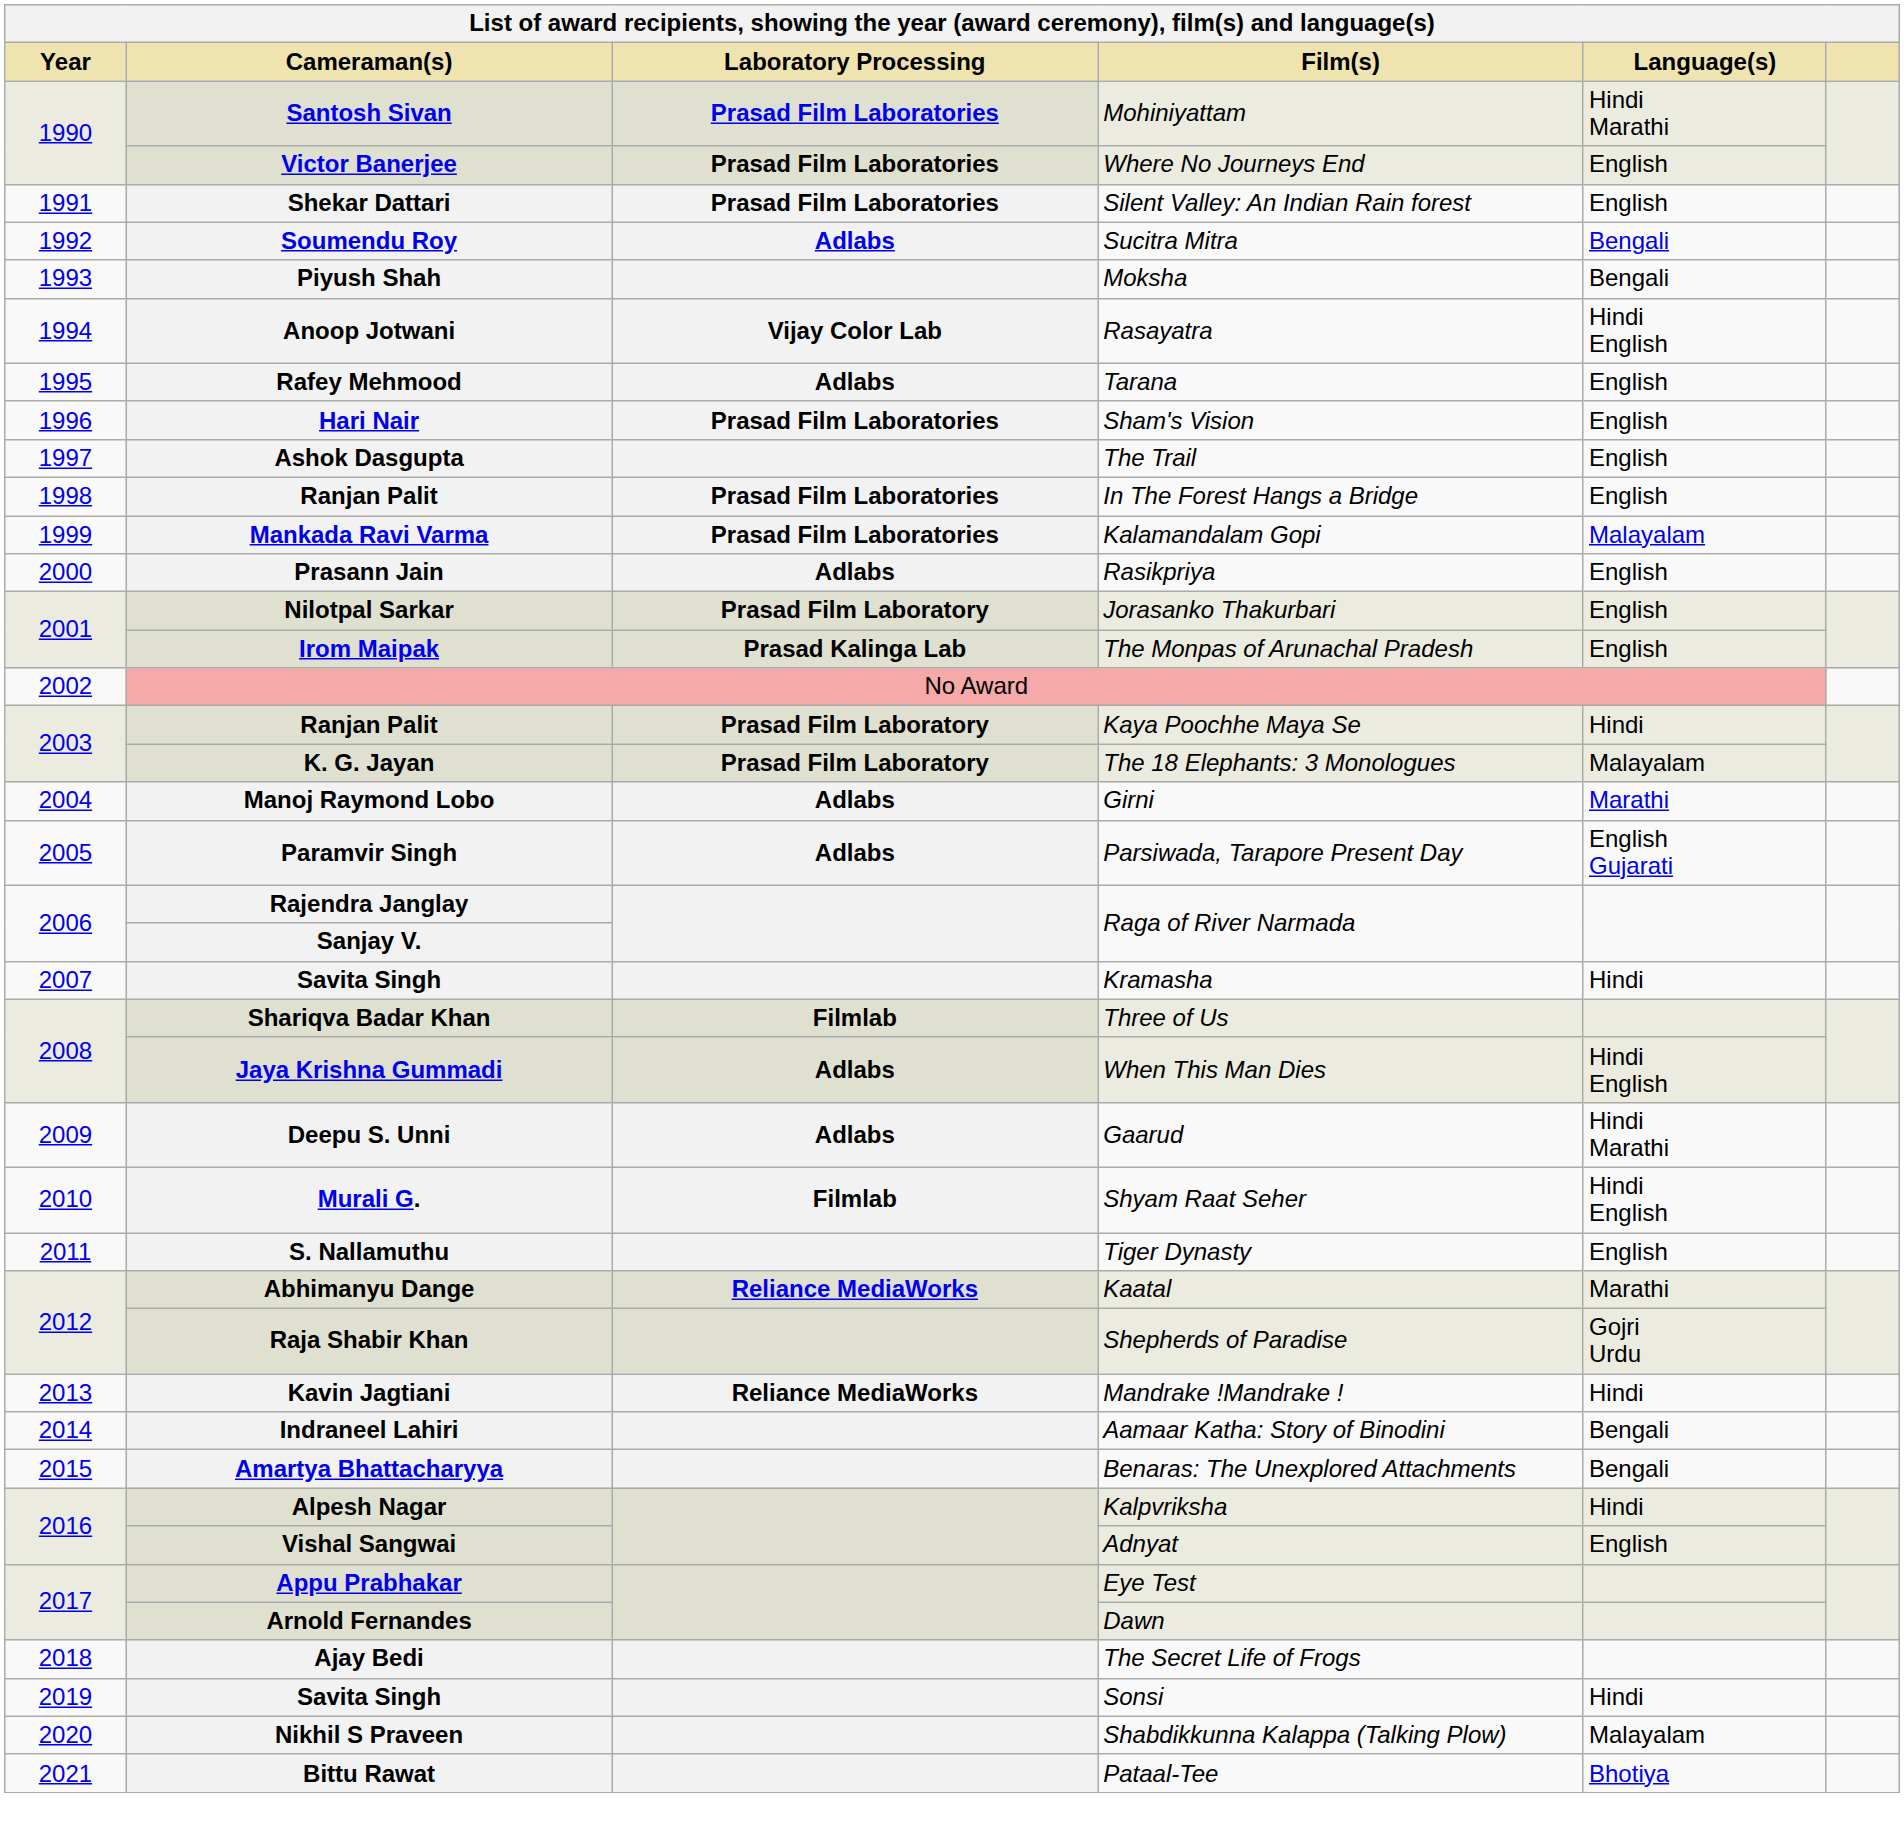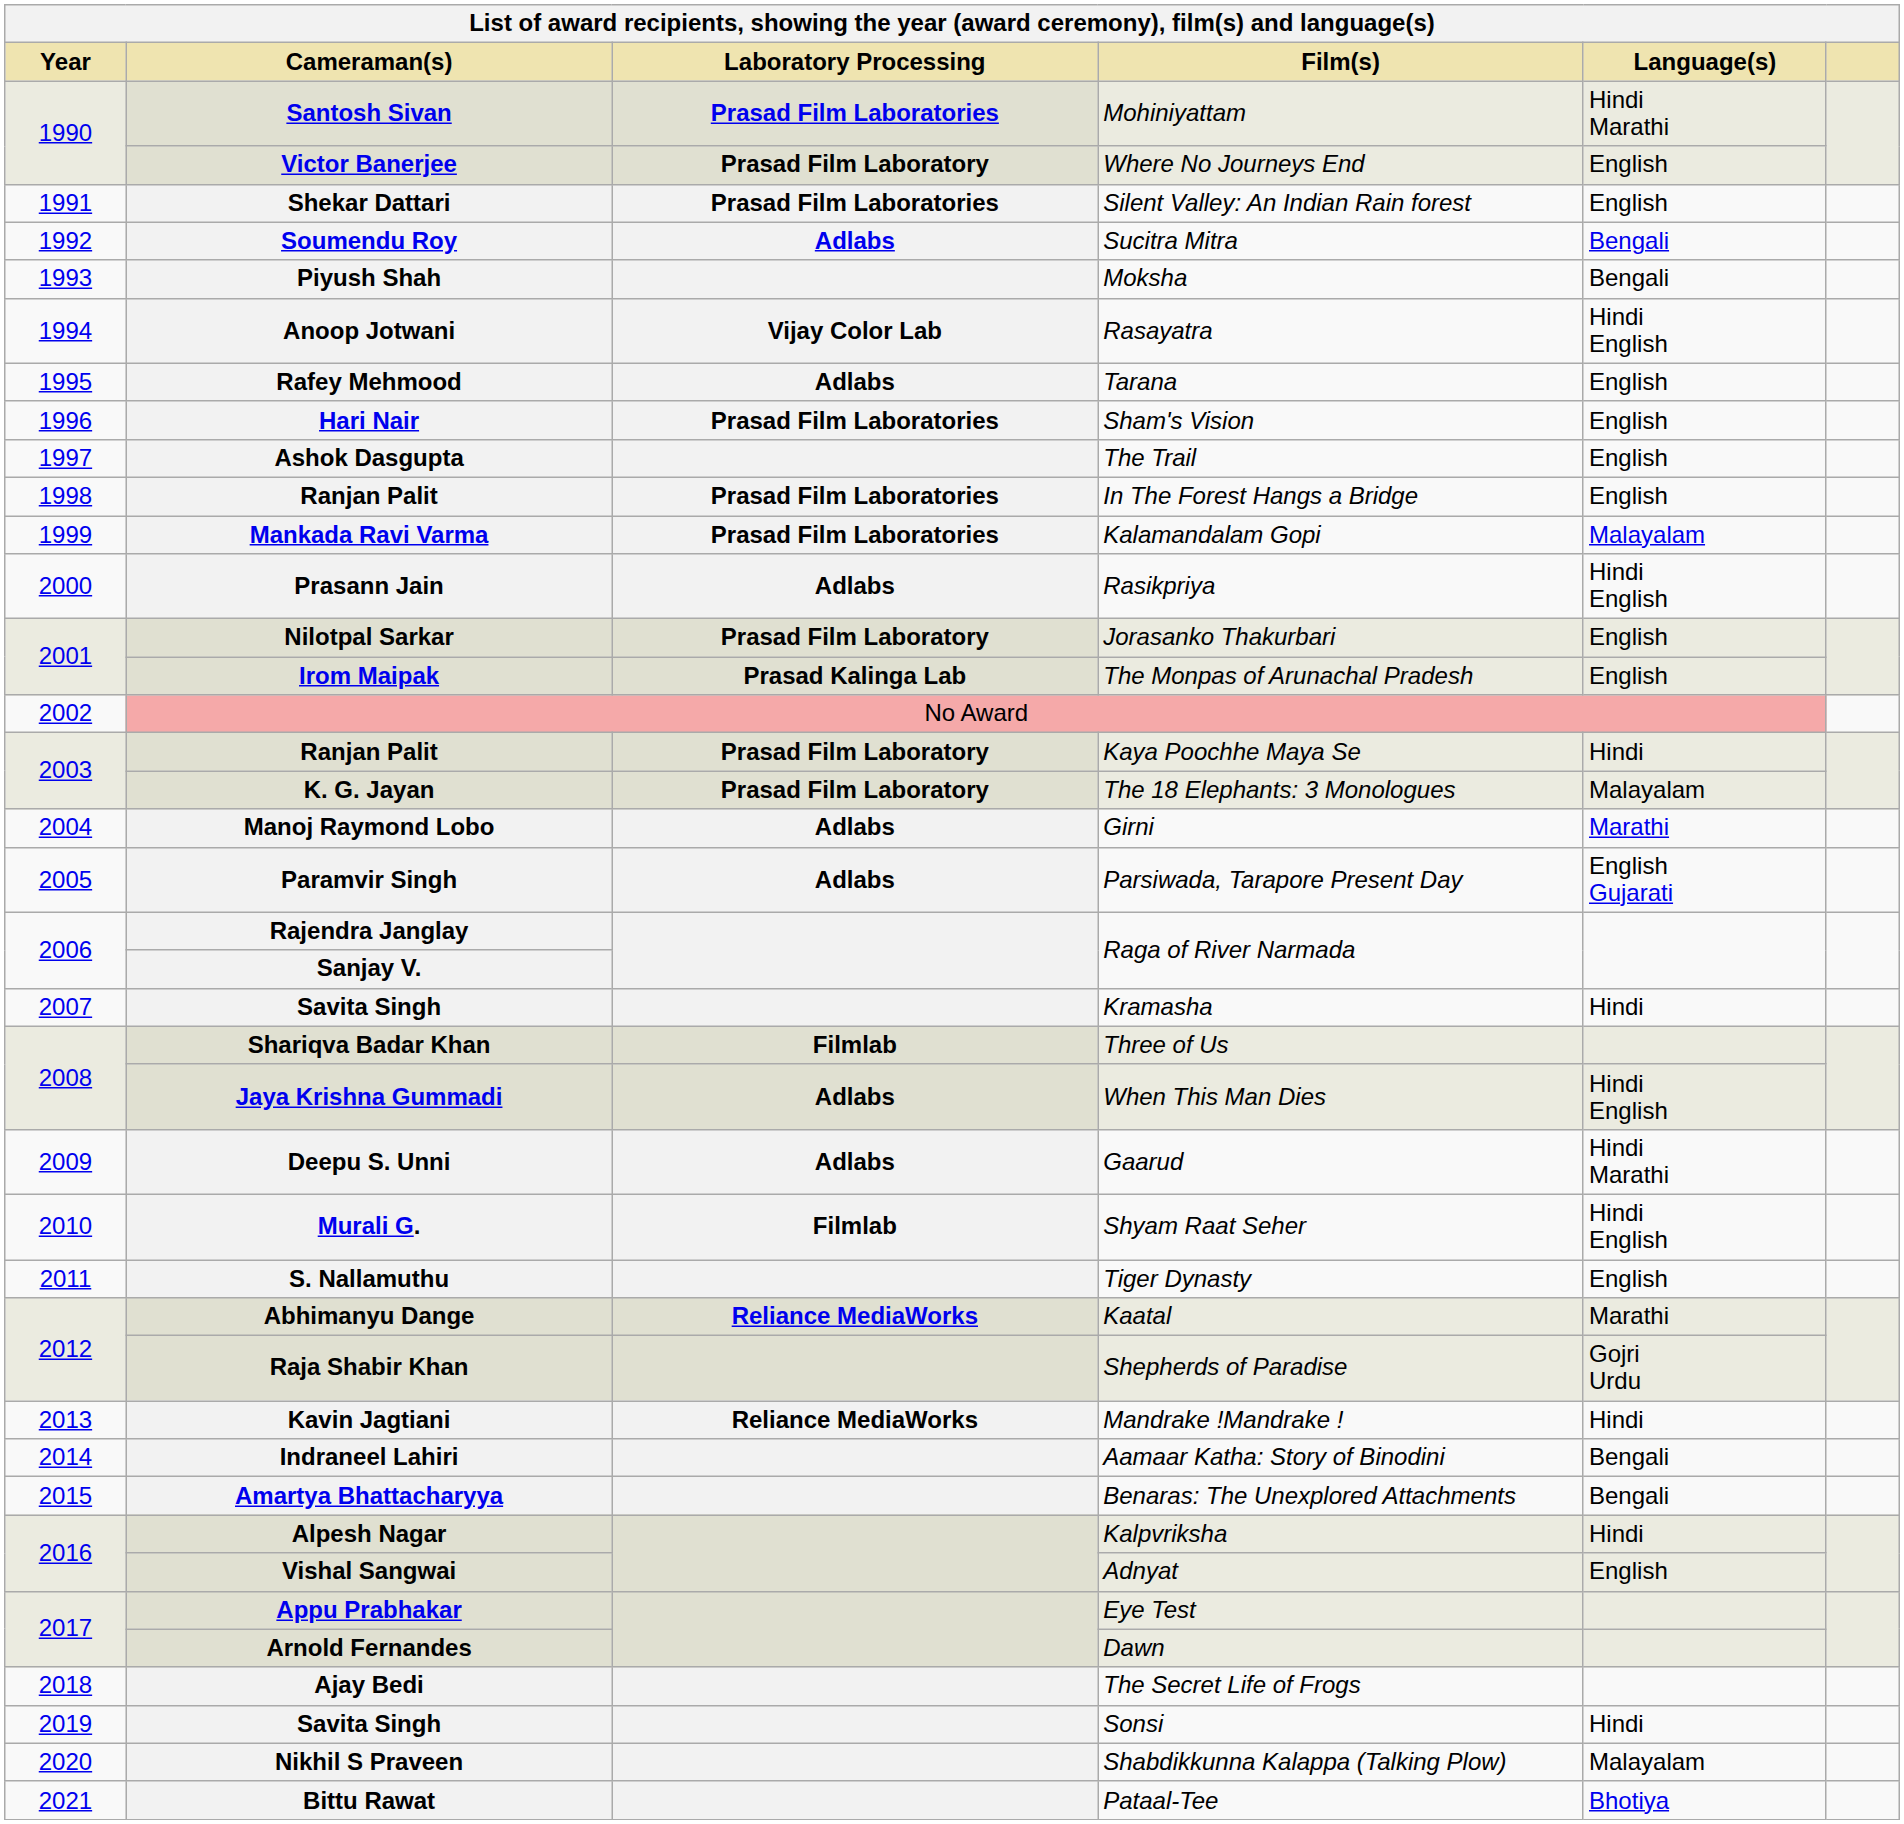(855, 164) Prasad Film Laboratories -> (855, 164) Prasad Film Laboratory
(1628, 572) English -> (1628, 585) Hindi English
